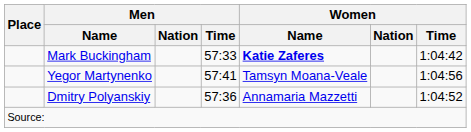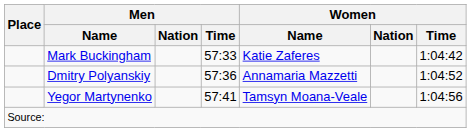(283, 55) bold -> (281, 55) normal
rows swapped: (99, 96) <-> (100, 76)
